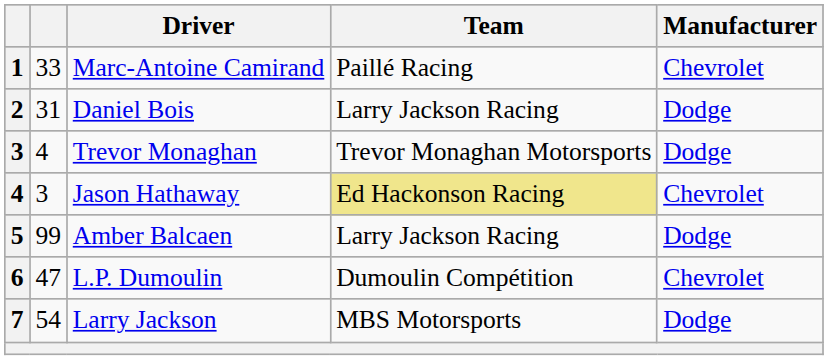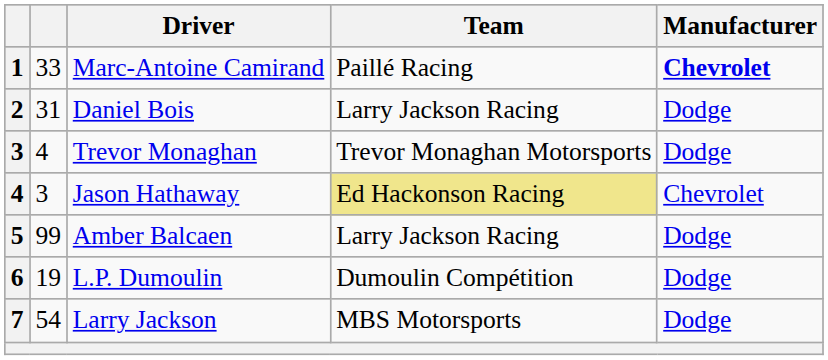(713, 67) normal -> (717, 67) bold
(48, 278) 47 -> (48, 278) 19
(713, 278) Chevrolet -> (697, 278) Dodge
